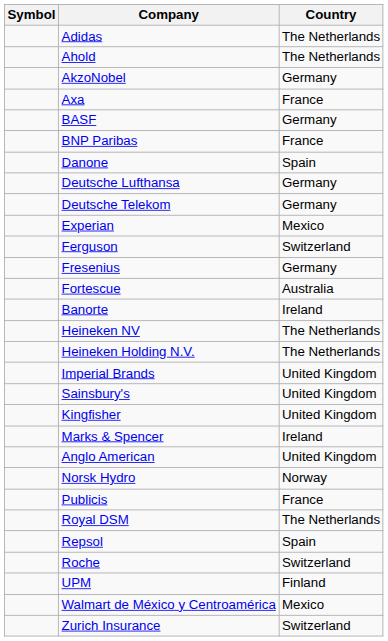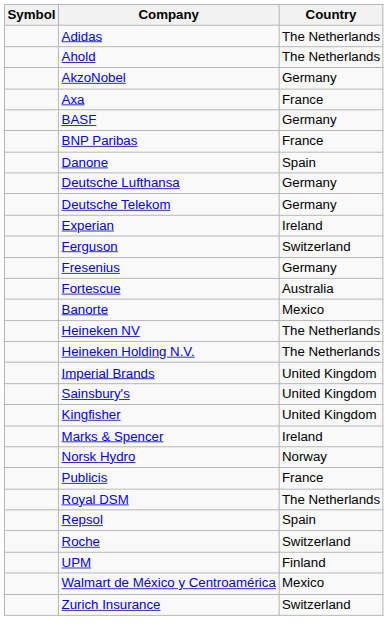(303, 225) Mexico -> (302, 225) Ireland
(302, 309) Ireland -> (303, 309) Mexico
- row: (108, 457)
